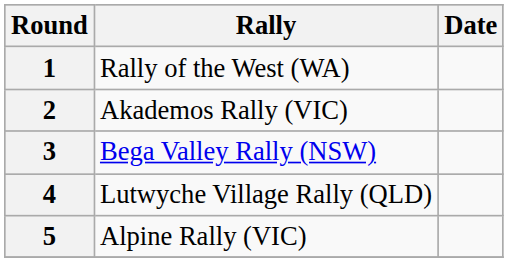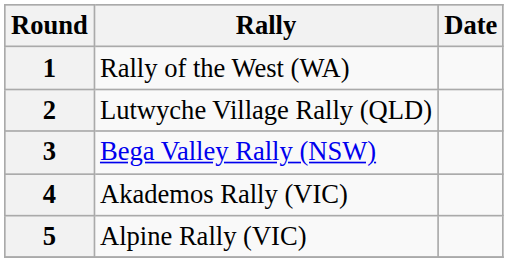(224, 109) Akademos Rally (VIC) -> (266, 109) Lutwyche Village Rally (QLD)
(266, 194) Lutwyche Village Rally (QLD) -> (224, 194) Akademos Rally (VIC)
